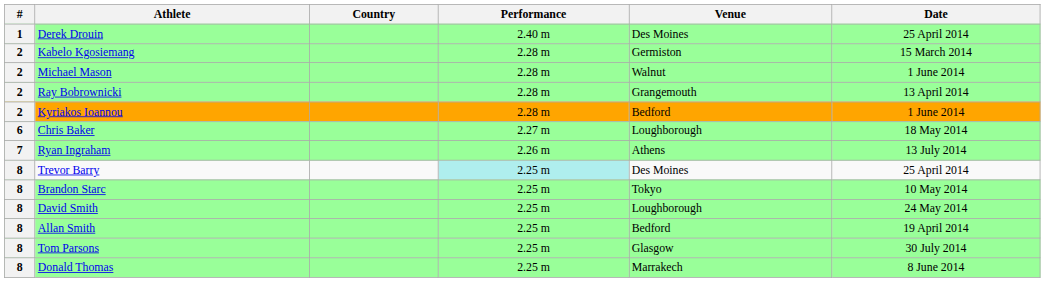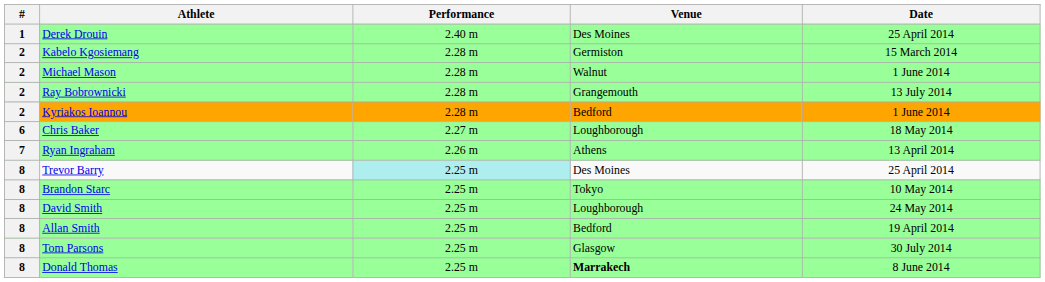- column: (374, 14)
(936, 92) 13 April 2014 -> (921, 92) 13 July 2014
(936, 150) 13 July 2014 -> (921, 150) 13 April 2014
(657, 267) normal -> (602, 267) bold
